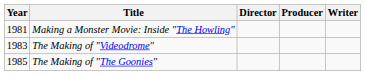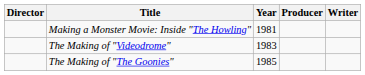columns swapped: (17, 12) <-> (258, 12)
